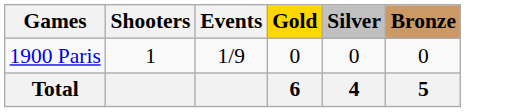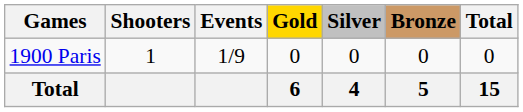+ column: (489, 21)
